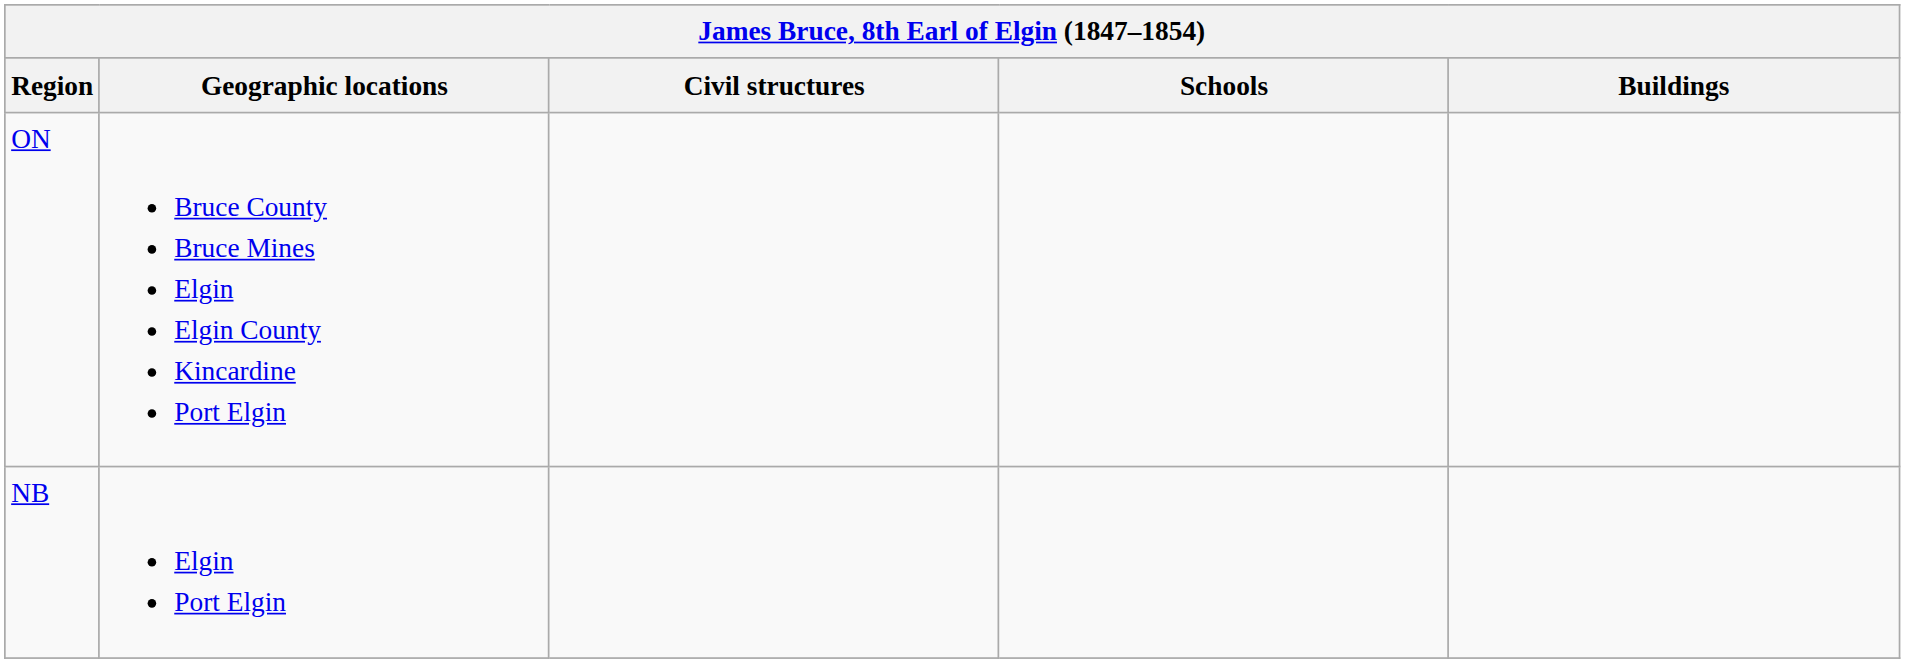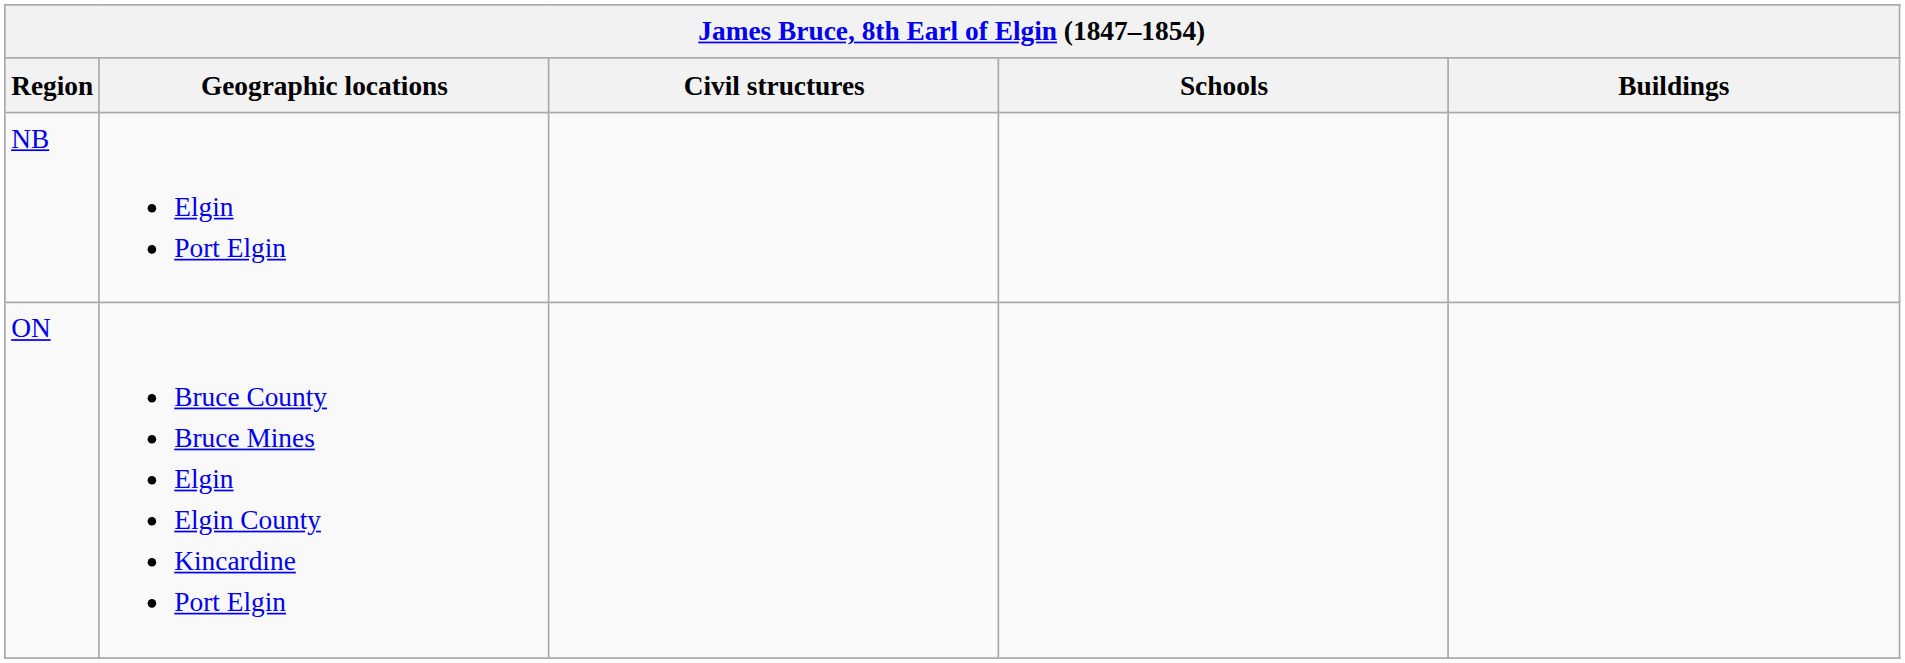rows swapped: (30, 493) <-> (31, 138)
